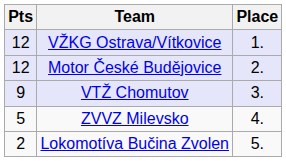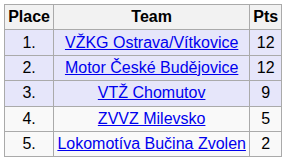columns swapped: (257, 17) <-> (21, 17)
